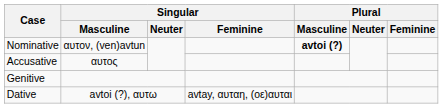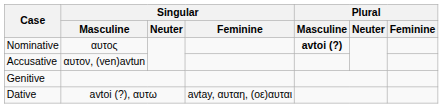(104, 45) αυτον, (ven)avtun -> (104, 45) αυτος
(104, 62) αυτος -> (104, 62) αυτον, (ven)avtun
